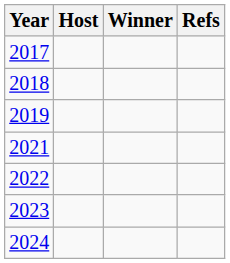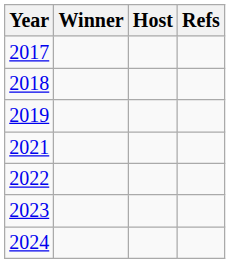columns swapped: (78, 20) <-> (140, 20)
